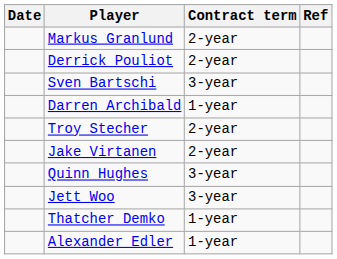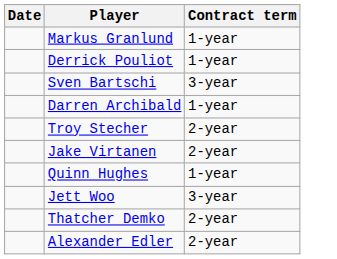- column: (316, 16)
(213, 39) 2-year -> (213, 39) 1-year
(213, 61) 2-year -> (213, 61) 1-year
(213, 175) 3-year -> (213, 175) 1-year
(213, 220) 1-year -> (213, 220) 2-year
(213, 243) 1-year -> (213, 243) 2-year
